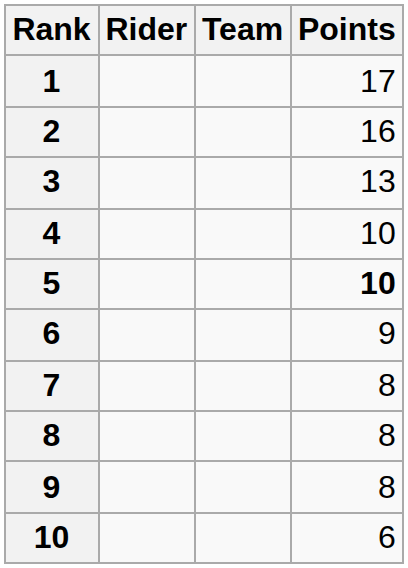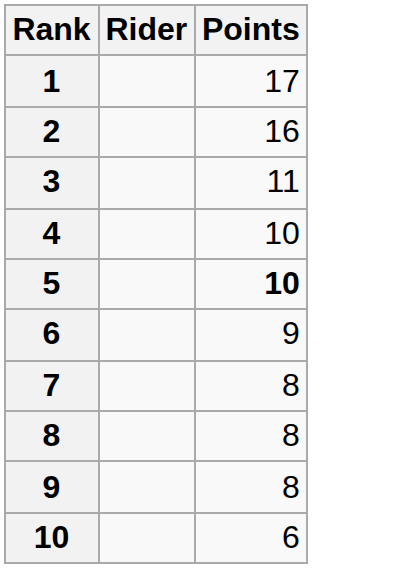- column: (243, 29)
(378, 182) 13 -> (283, 182) 11
